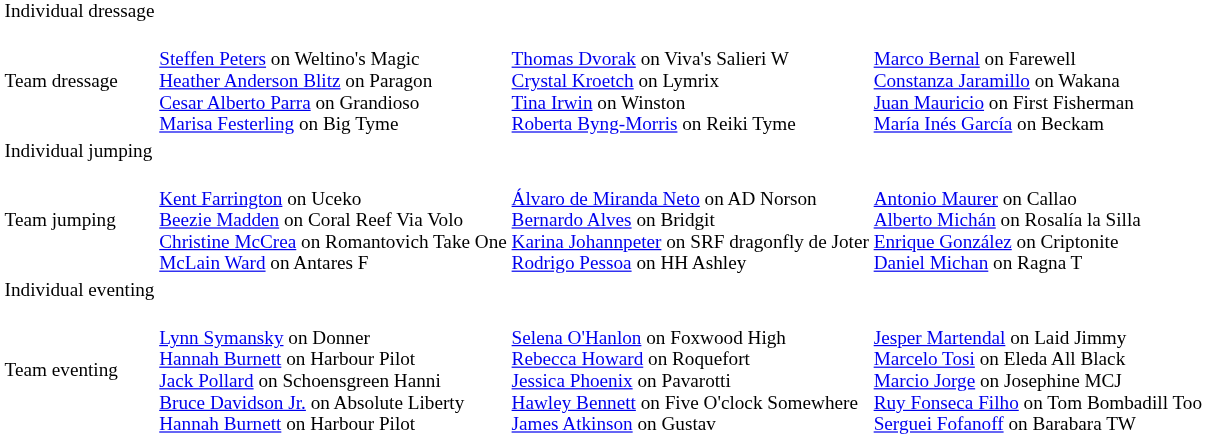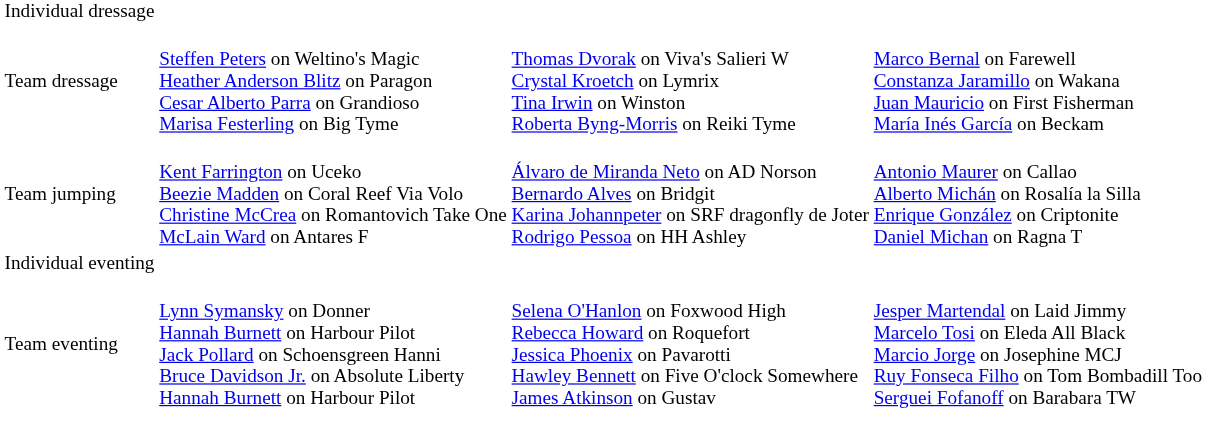- row: (78, 150)
